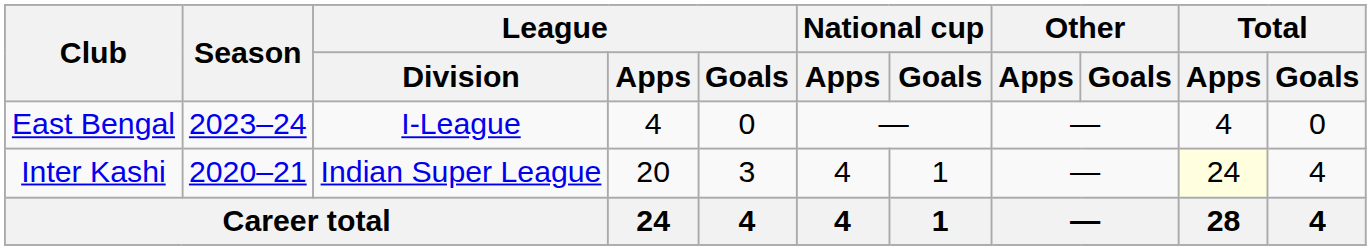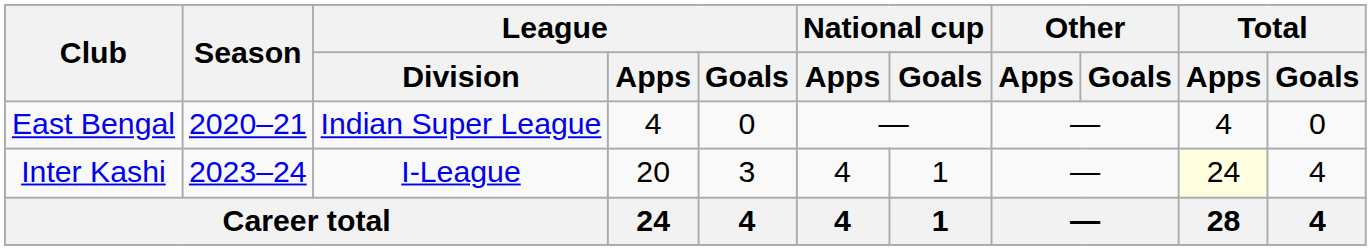(248, 124) 2023–24 -> (248, 124) 2020–21
(461, 124) I-League -> (461, 124) Indian Super League
(248, 172) 2020–21 -> (248, 172) 2023–24
(461, 172) Indian Super League -> (461, 172) I-League
